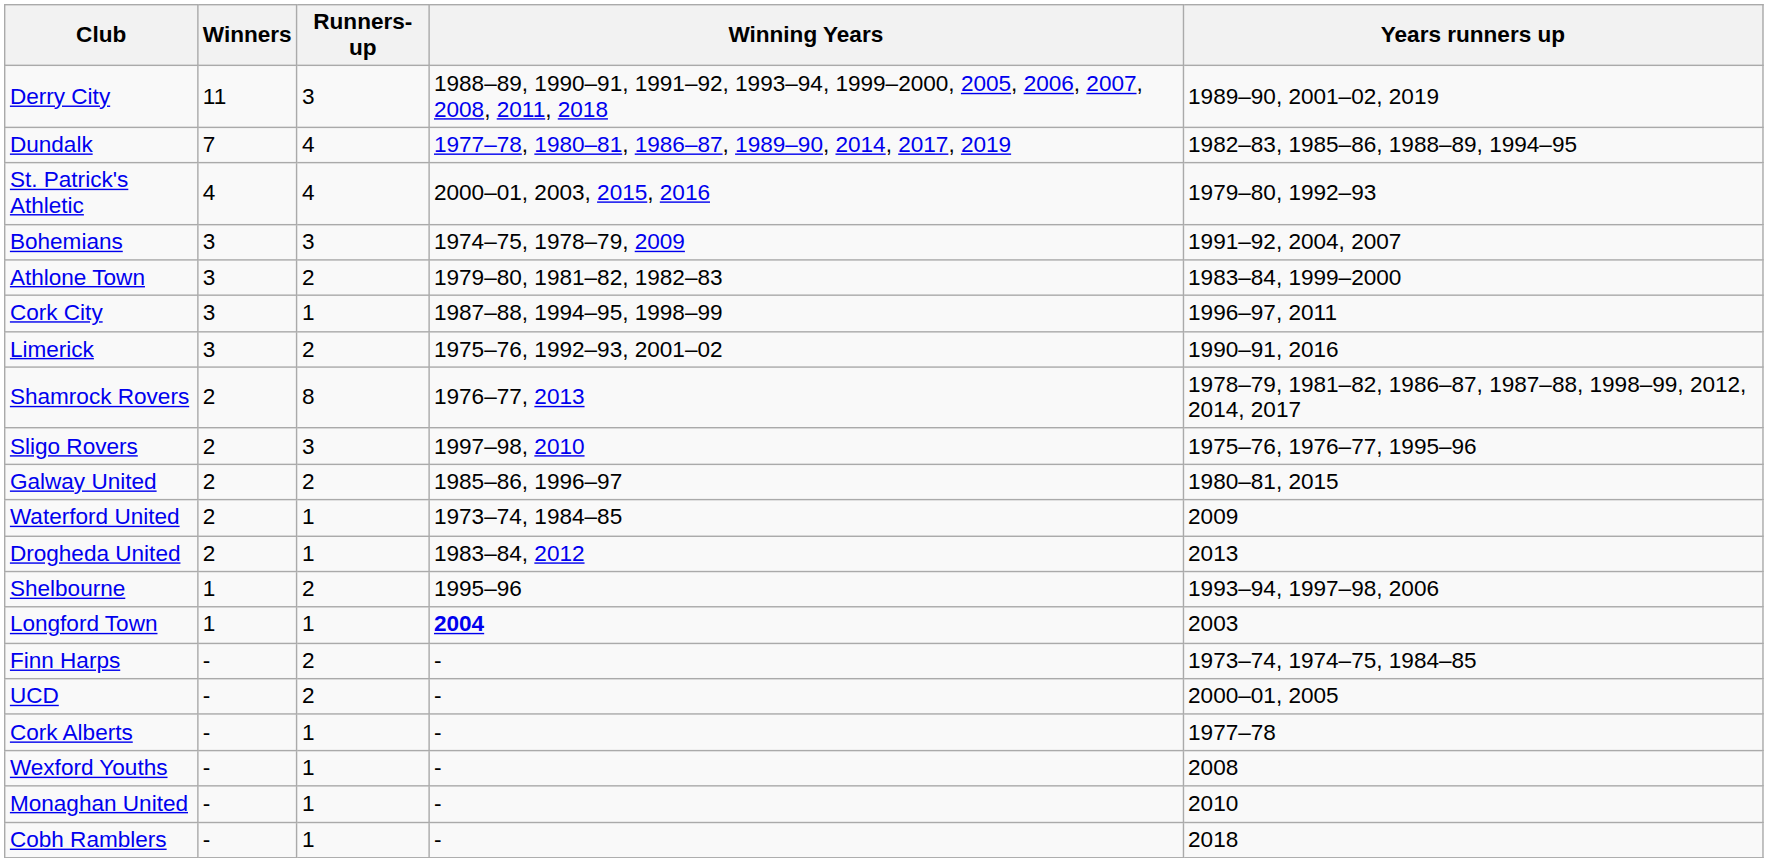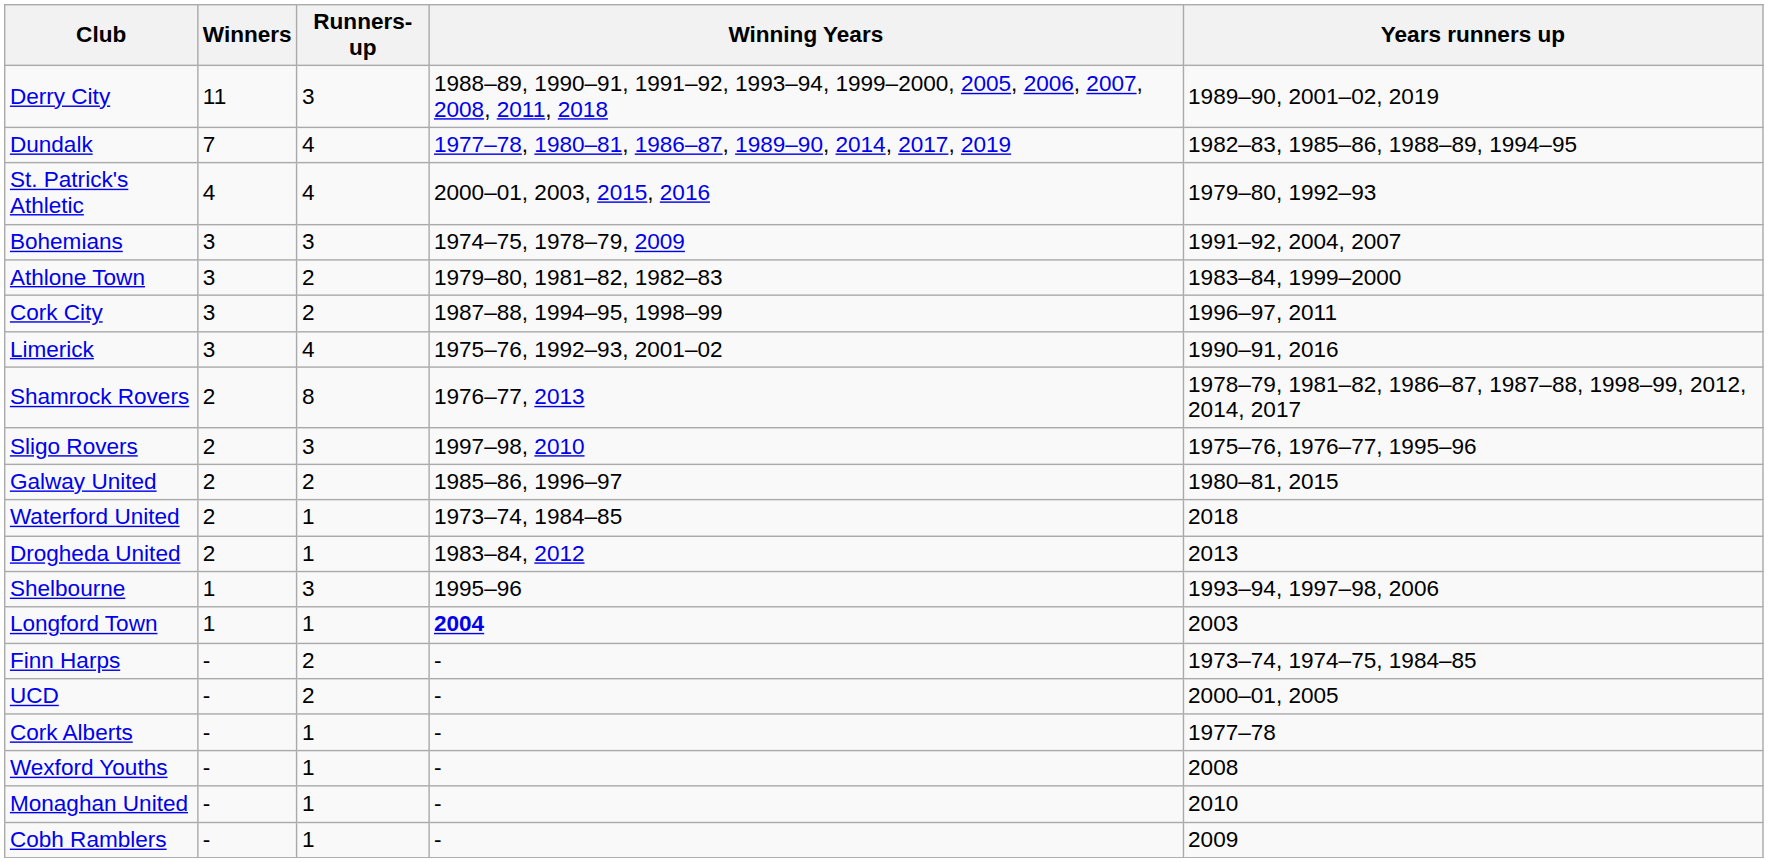(308, 313) 1 -> (308, 313) 2
(308, 348) 2 -> (308, 348) 4
(1213, 517) 2009 -> (1213, 517) 2018
(308, 589) 2 -> (308, 589) 3
(1213, 839) 2018 -> (1213, 839) 2009
